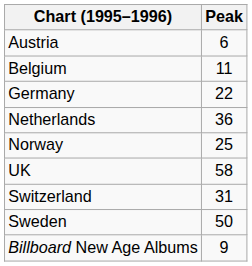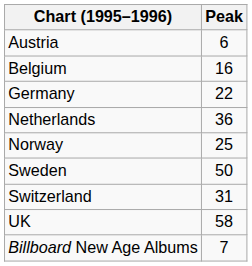(224, 68) 11 -> (224, 68) 16
rows swapped: (37, 222) <-> (19, 171)
(224, 247) 9 -> (224, 247) 7
